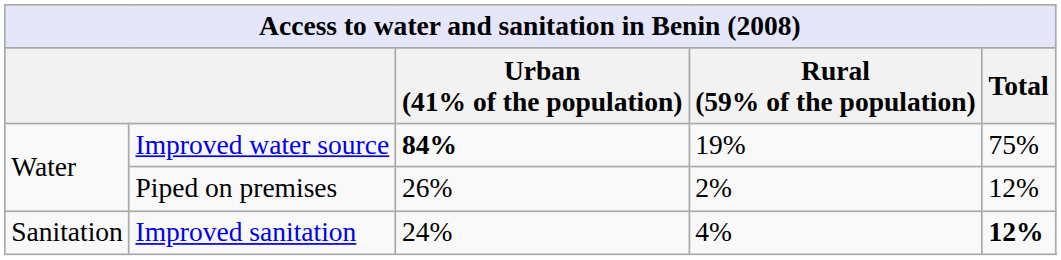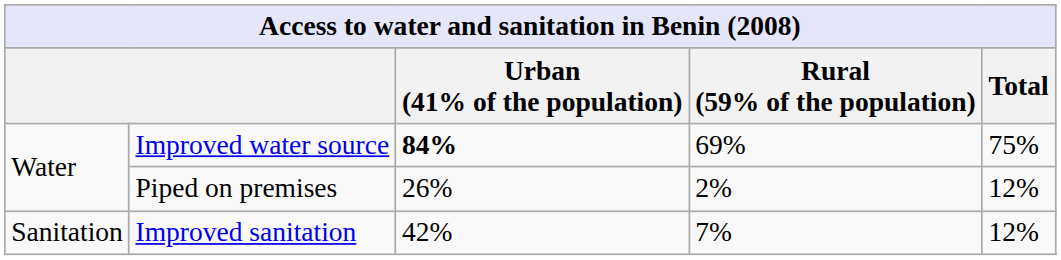(720, 144) 19% -> (720, 144) 69%
(427, 231) 24% -> (427, 231) 42%
(713, 231) 4% -> (713, 231) 7%
(1016, 231) bold -> (1014, 231) normal
